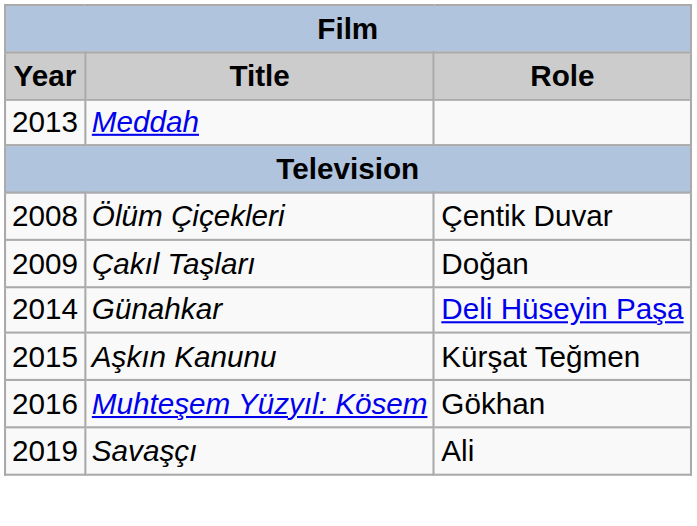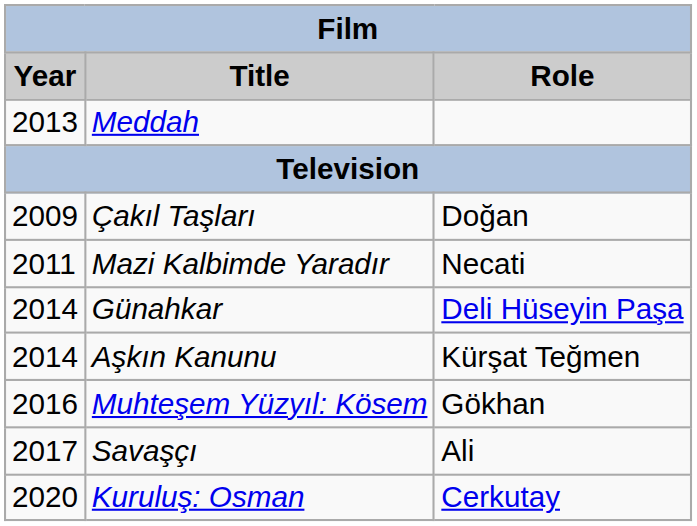- row: (188, 216)
+ row: (240, 263)
(45, 357) 2015 -> (45, 357) 2014
(45, 451) 2019 -> (45, 451) 2017
+ row: (198, 498)
